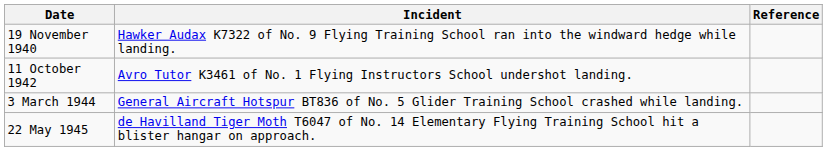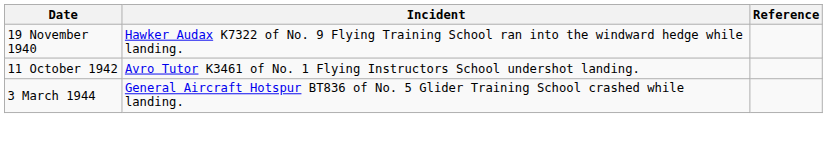- row: (48, 129)
